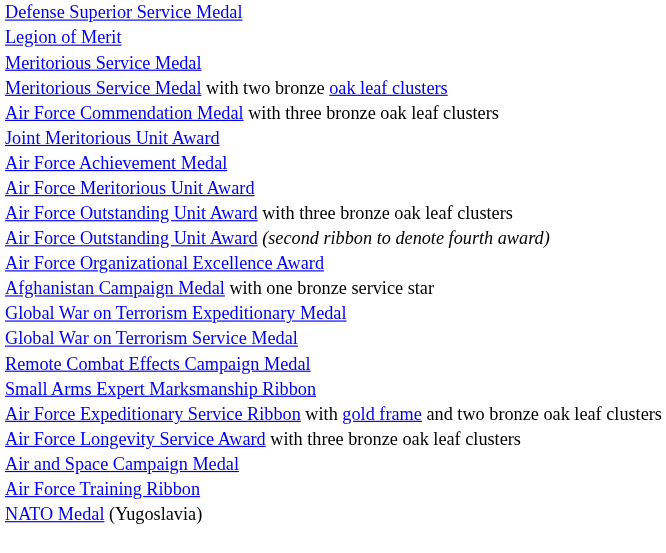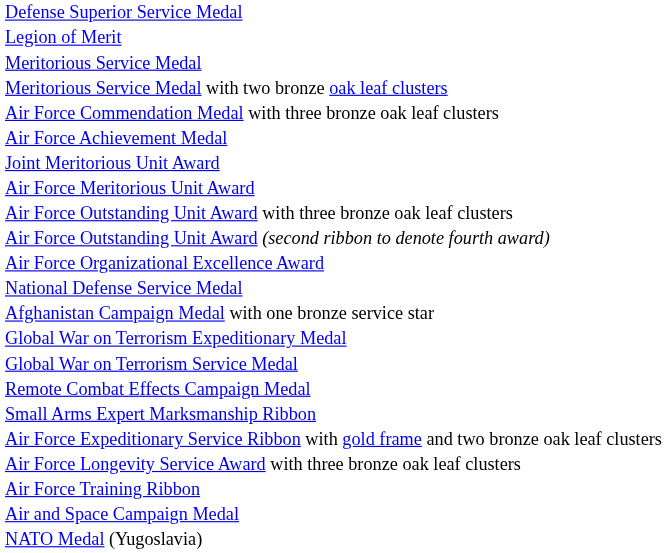rows swapped: (116, 163) <-> (112, 138)
+ row: (124, 288)
rows swapped: (122, 464) <-> (103, 489)
